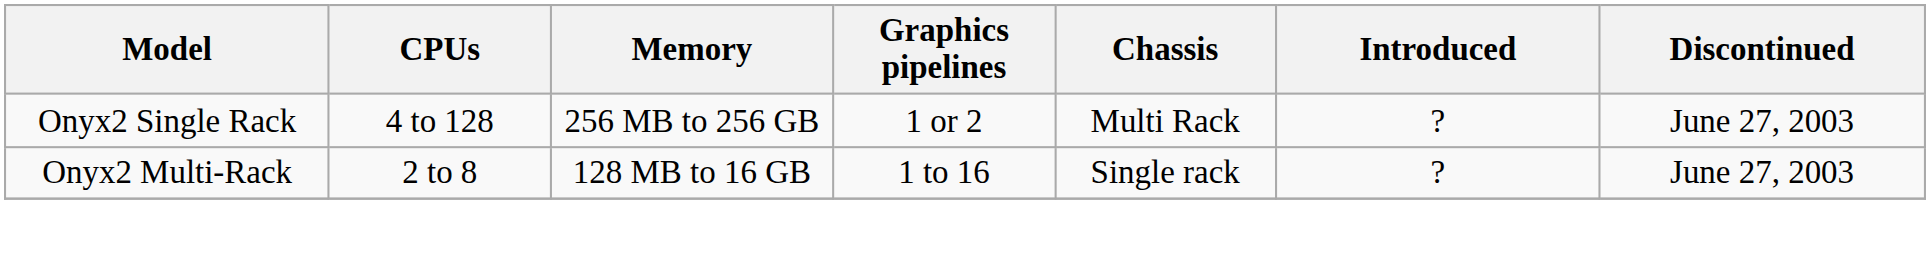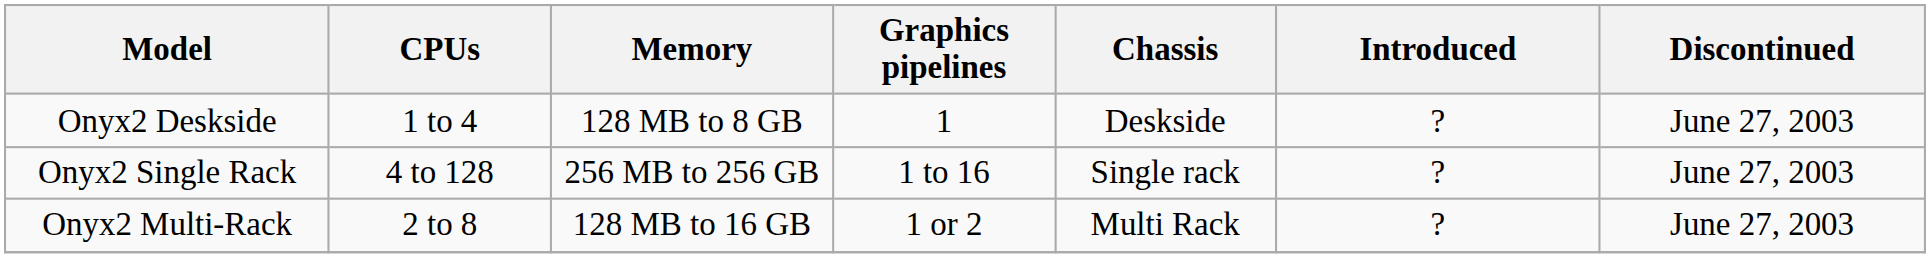+ row: (167, 119)
(944, 119) 1 or 2 -> (944, 172) 1 to 16
(1165, 119) Multi Rack -> (1165, 172) Single rack
(944, 172) 1 to 16 -> (944, 224) 1 or 2
(1165, 172) Single rack -> (1165, 224) Multi Rack
